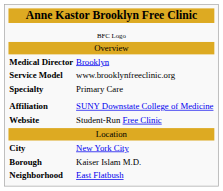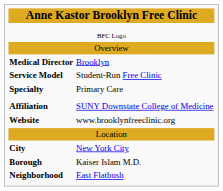(126, 76) www.brooklynfreeclinic.org -> (119, 76) Student-Run Free Clinic
(119, 120) Student-Run Free Clinic -> (126, 120) www.brooklynfreeclinic.org
